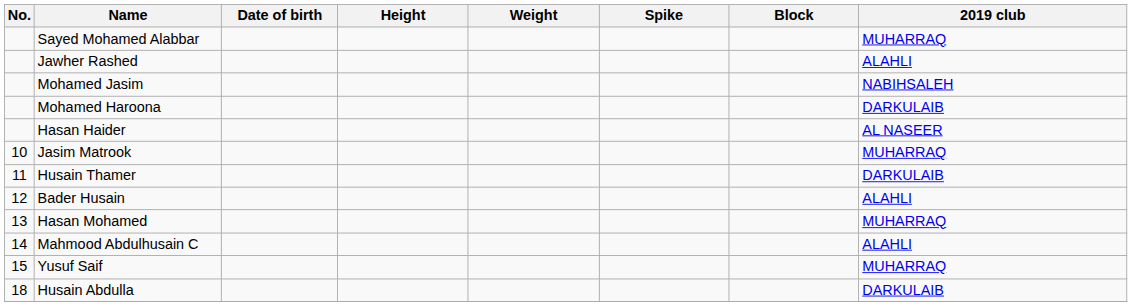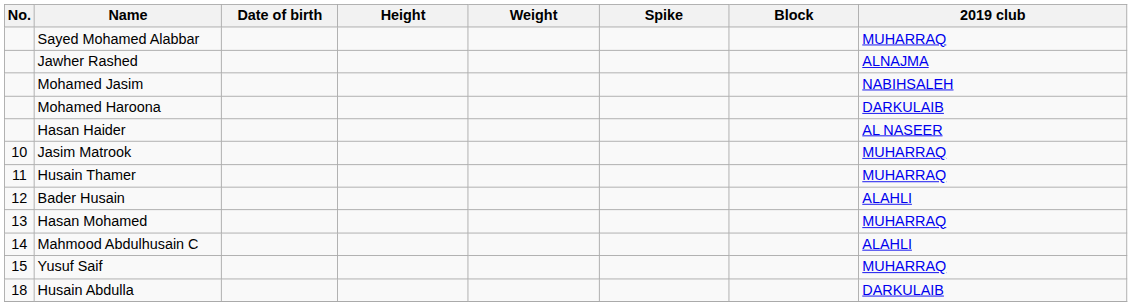(887, 61) ALAHLI -> (895, 61) ALNAJMA
(903, 175) DARKULAIB -> (904, 175) MUHARRAQ
